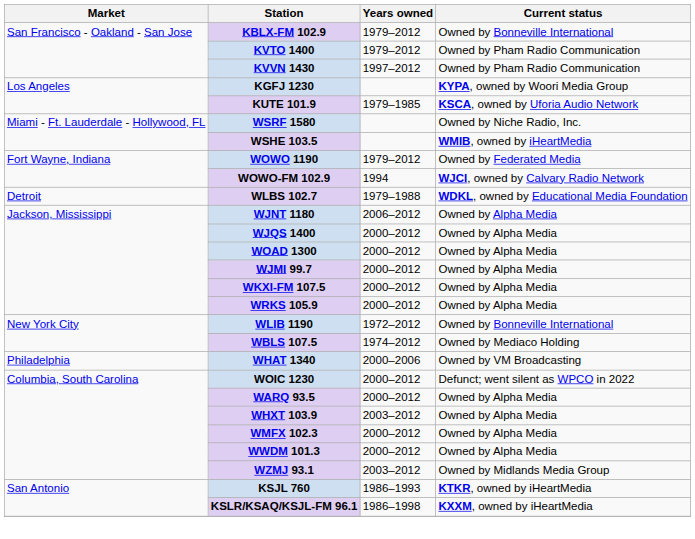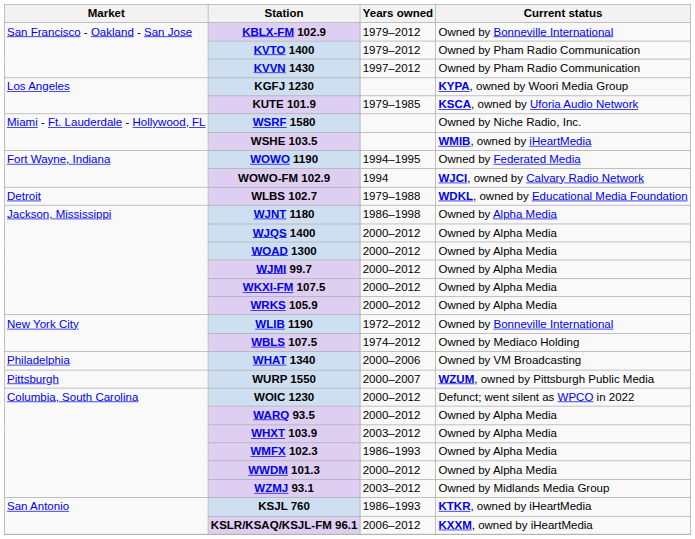(392, 159) 1979–2012 -> (392, 159) 1994–1995
(392, 214) 2006–2012 -> (392, 214) 1986–1998
+ row: (284, 379)
(392, 433) 2000–2012 -> (392, 452) 1986–1993
(392, 506) 1986–1998 -> (392, 525) 2006–2012
